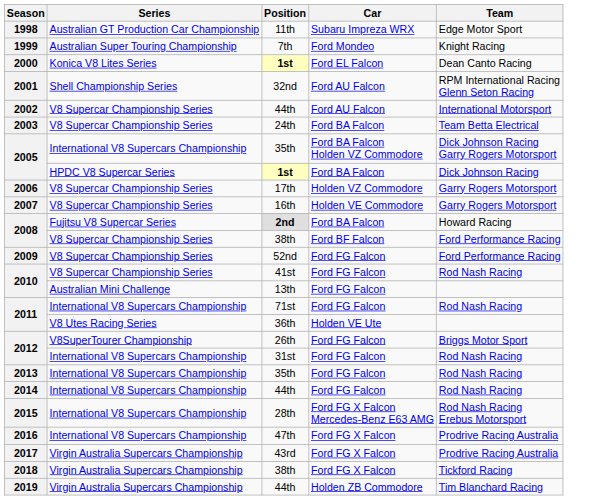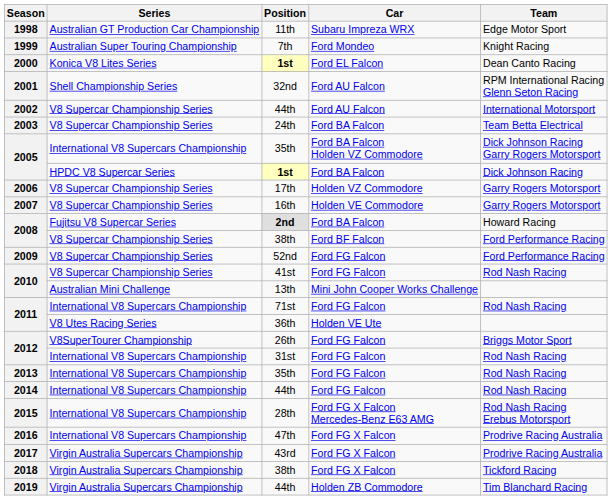(348, 289) Ford FG Falcon -> (395, 289) Mini John Cooper Works Challenge
